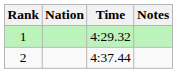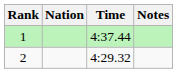(110, 36) 4:29.32 -> (110, 36) 4:37.44
(110, 57) 4:37.44 -> (110, 57) 4:29.32
